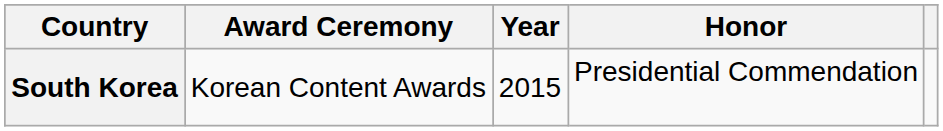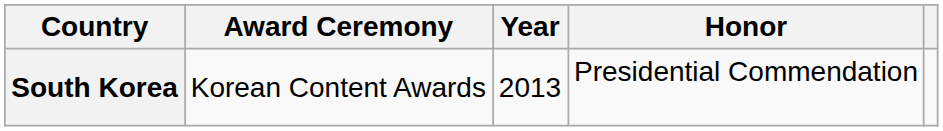(530, 86) 2015 -> (530, 86) 2013
